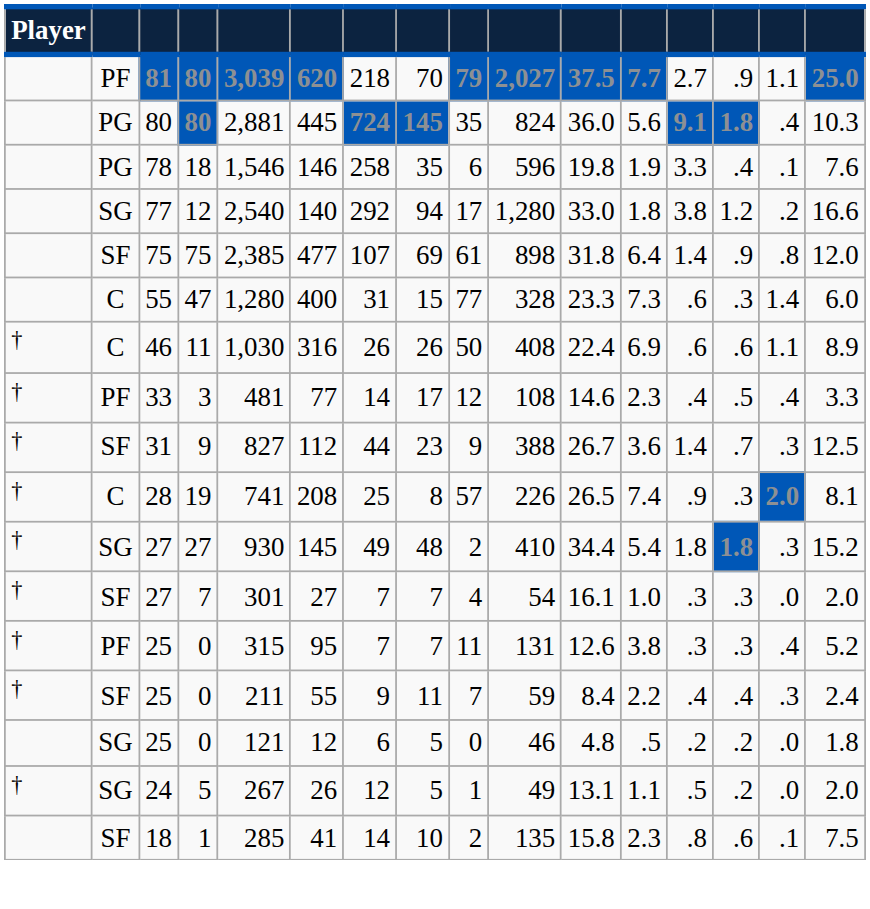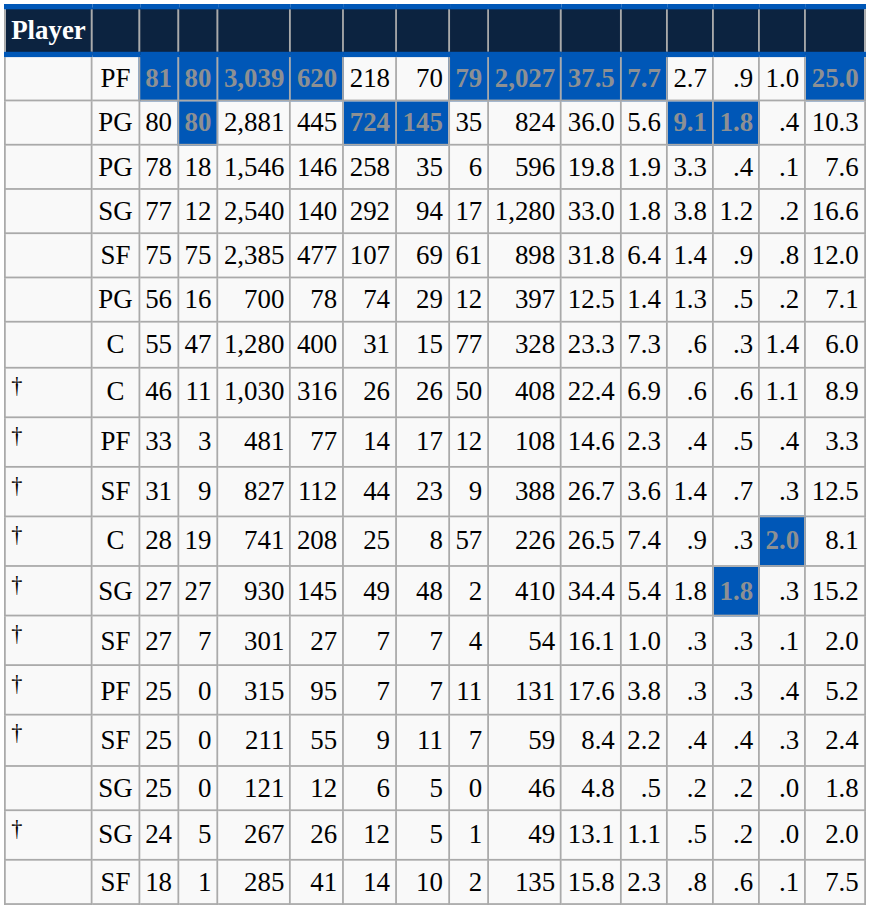(782, 78) 1.1 -> (782, 78) 1.0
+ row: (115, 300)
(789, 596) .0 -> (789, 640) .1
(591, 645) 12.6 -> (591, 690) 17.6
